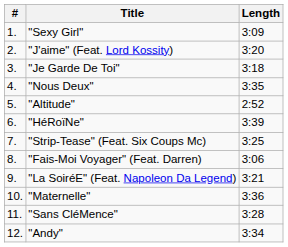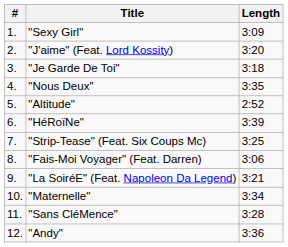(253, 196) 3:36 -> (253, 196) 3:34
(253, 232) 3:34 -> (253, 232) 3:36
